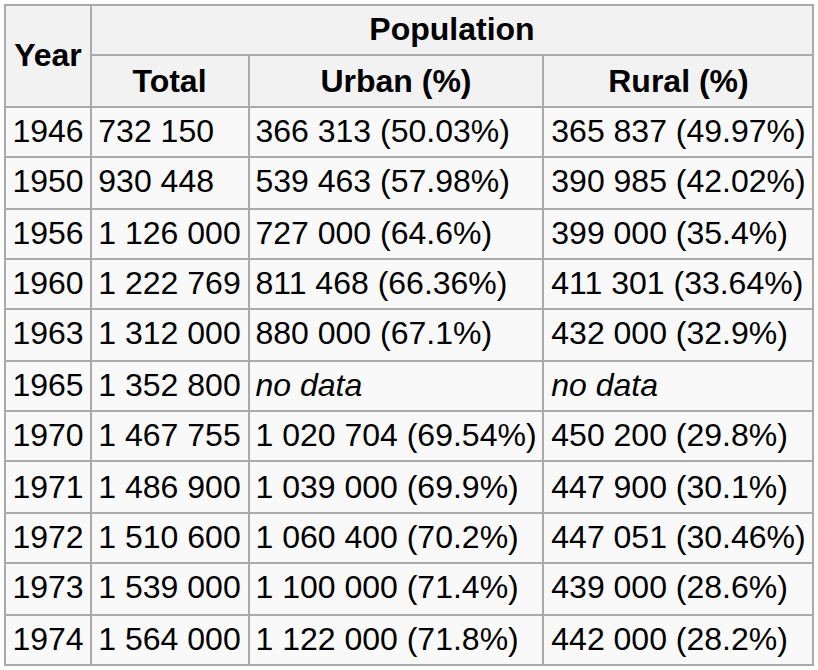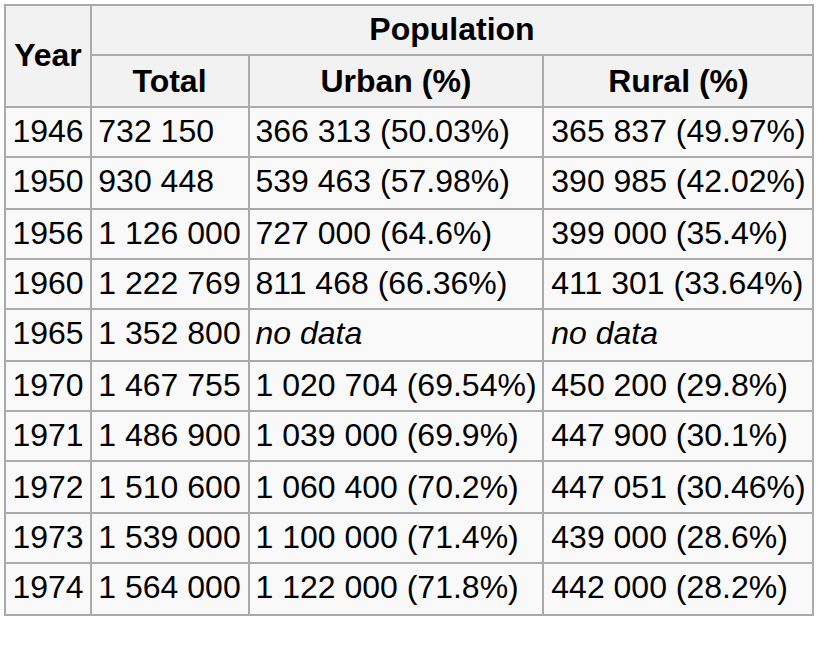- row: (48, 334)
